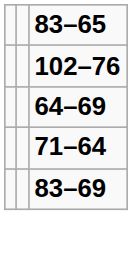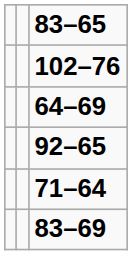+ row: (70, 147)
